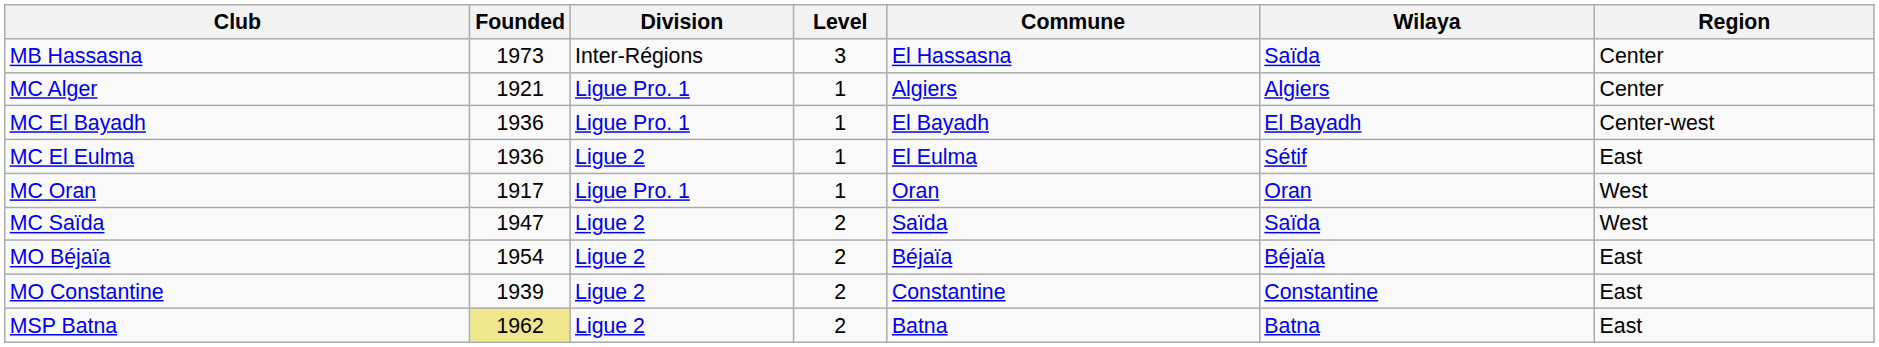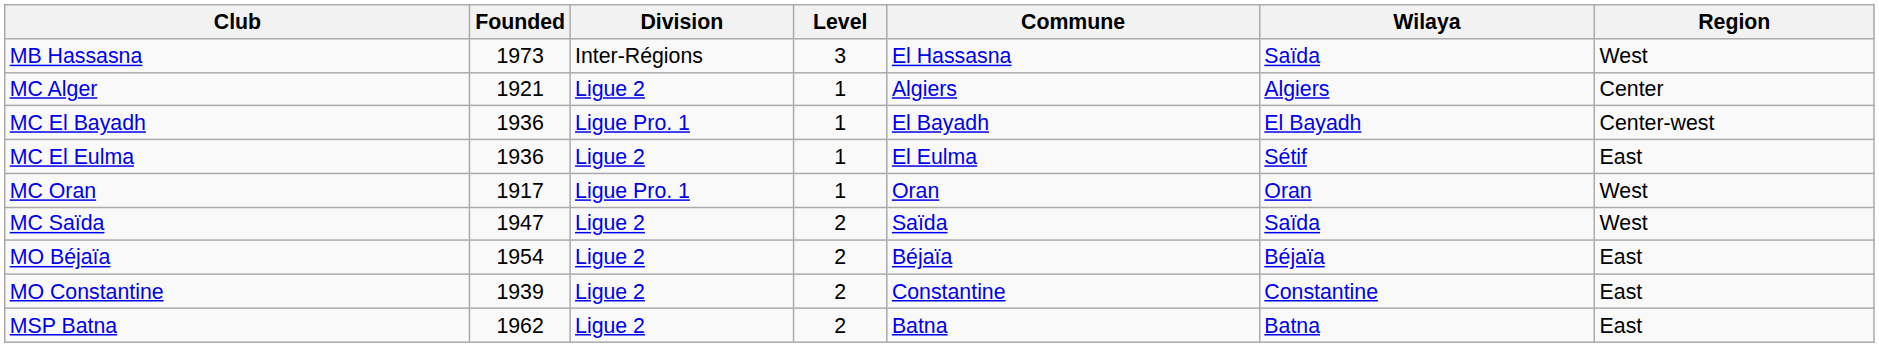(1632, 56) Center -> (1624, 56) West
(632, 89) Ligue Pro. 1 -> (610, 89) Ligue 2
(520, 325) khaki background -> (520, 325) no background
